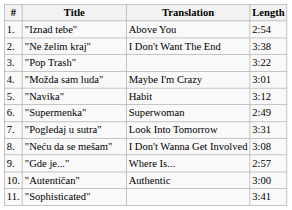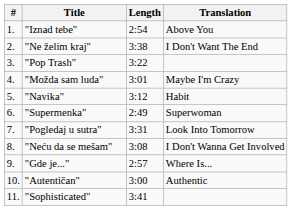columns swapped: (188, 12) <-> (268, 12)
